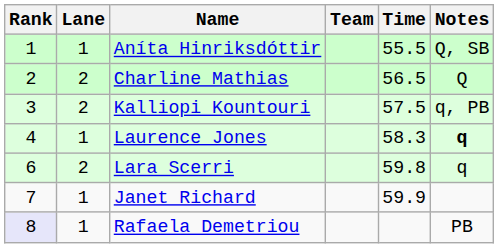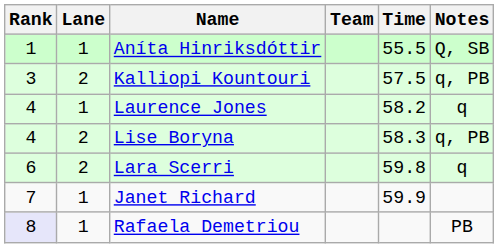- row: (201, 79)
(404, 138) 58.3 -> (404, 109) 58.2
(462, 138) bold -> (462, 109) normal
+ row: (174, 138)
